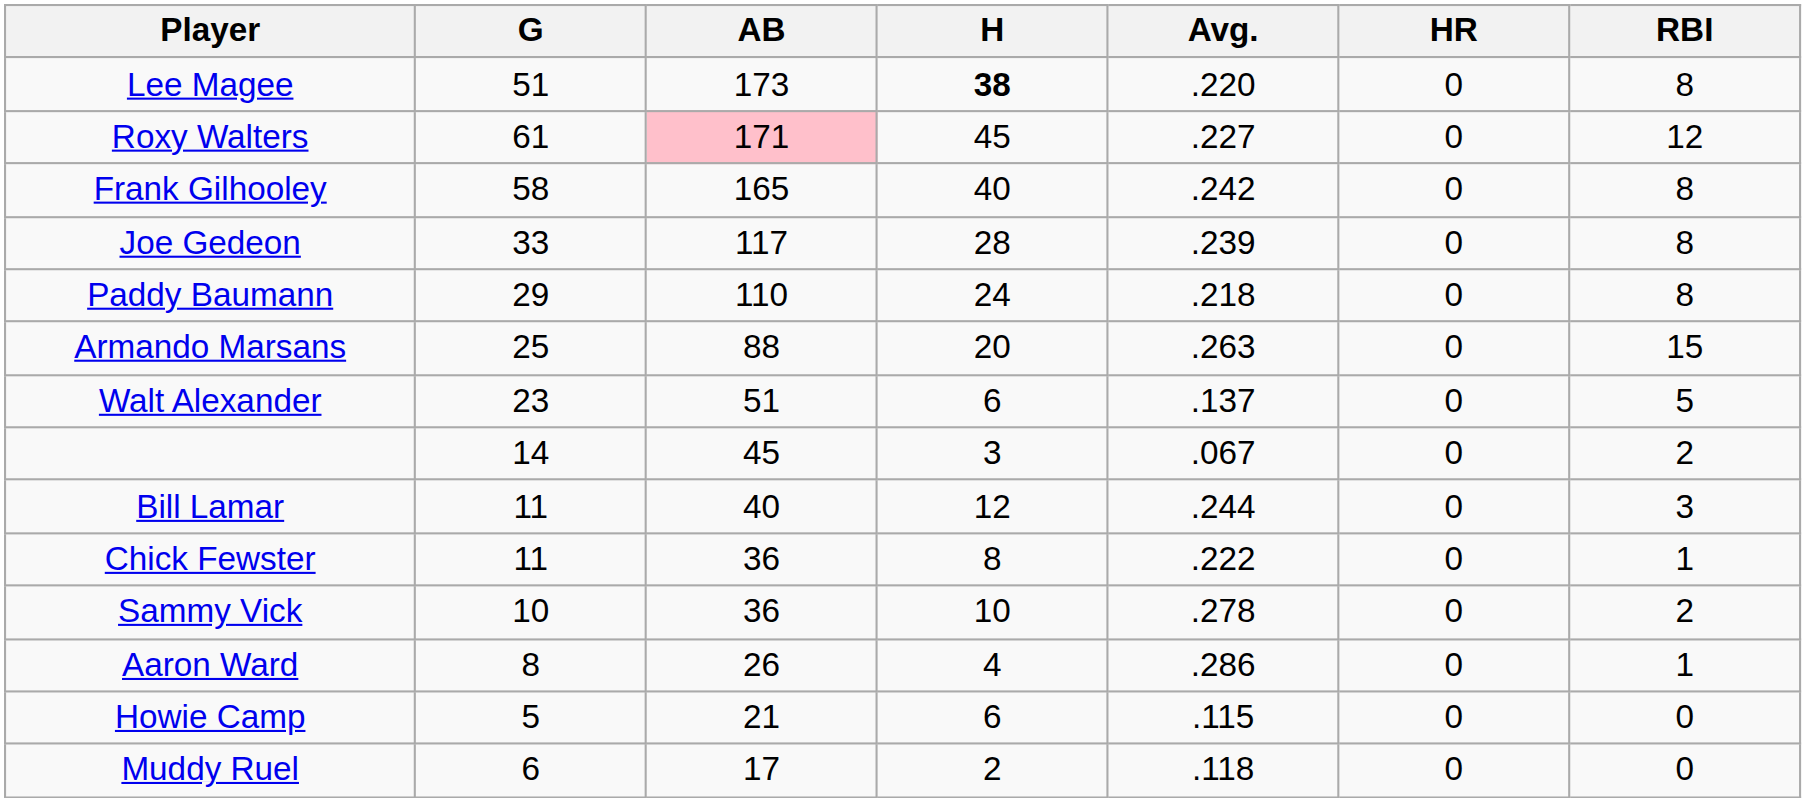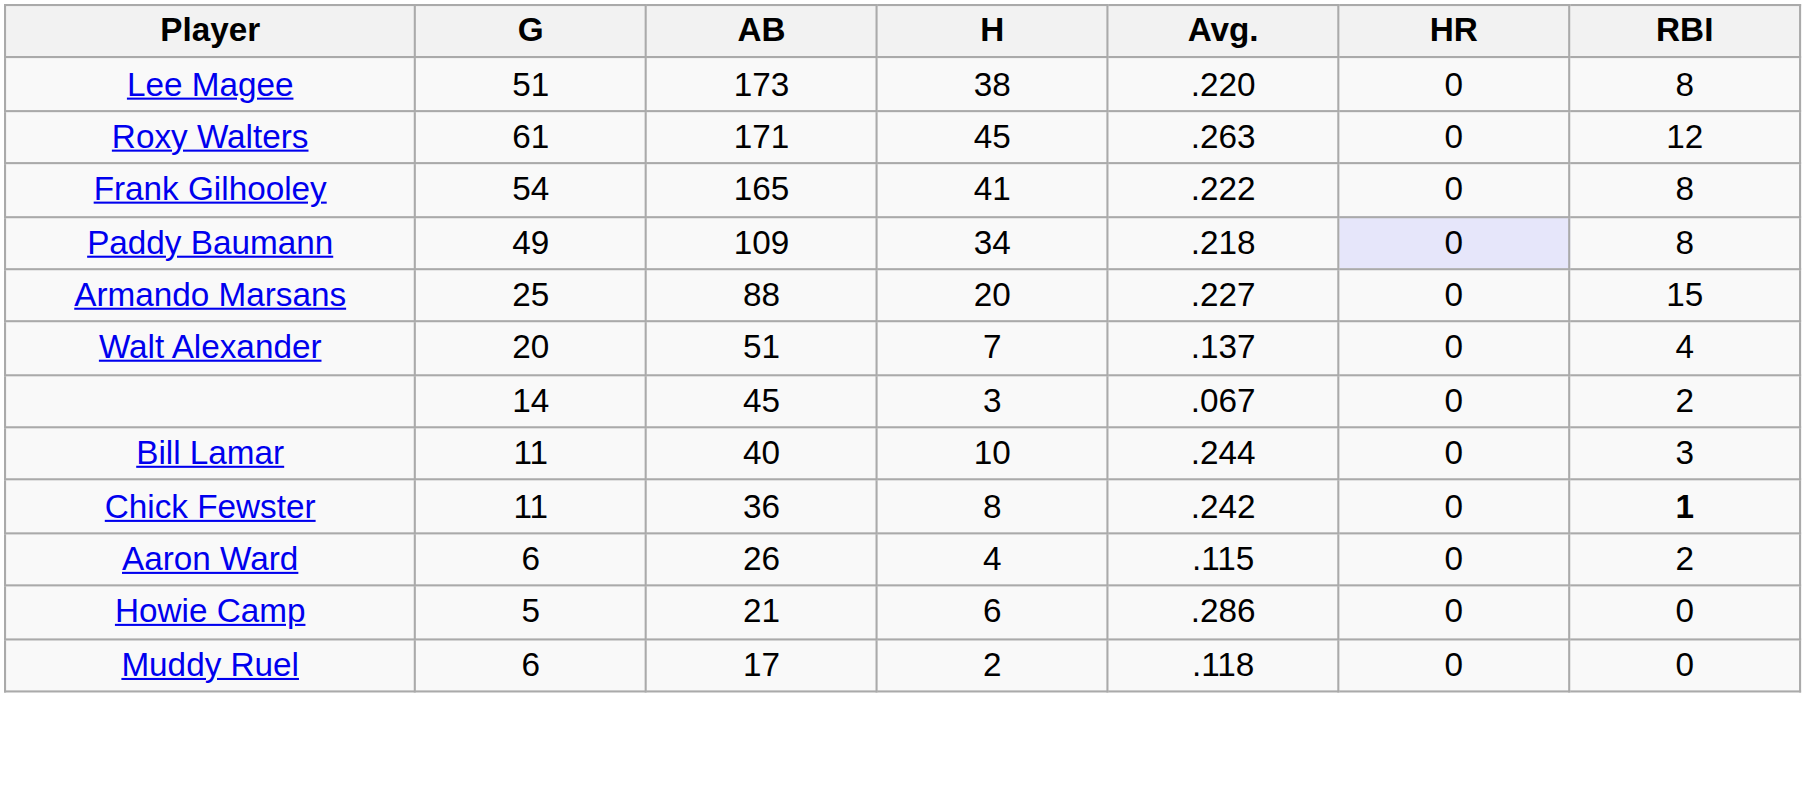(992, 83) bold -> (992, 83) normal
(762, 136) pink background -> (762, 136) no background
(1223, 136) .227 -> (1223, 136) .263
(531, 189) 58 -> (531, 189) 54
(992, 189) 40 -> (992, 189) 41
(1223, 189) .242 -> (1223, 189) .222
- row: (210, 242)
(531, 294) 29 -> (531, 242) 49
(762, 294) 110 -> (762, 242) 109
(992, 294) 24 -> (992, 242) 34
(1454, 294) no background -> (1454, 242) lavender background
(1223, 347) .263 -> (1223, 294) .227
(531, 400) 23 -> (531, 347) 20
(992, 400) 6 -> (992, 347) 7
(1685, 400) 5 -> (1685, 347) 4
(992, 505) 12 -> (992, 453) 10
(1223, 558) .222 -> (1223, 505) .242
(1685, 558) normal -> (1685, 505) bold
- row: (210, 611)
(531, 664) 8 -> (531, 558) 6
(1223, 664) .286 -> (1223, 558) .115
(1685, 664) 1 -> (1685, 558) 2
(1223, 717) .115 -> (1223, 611) .286
